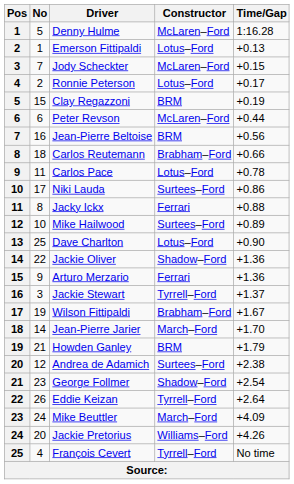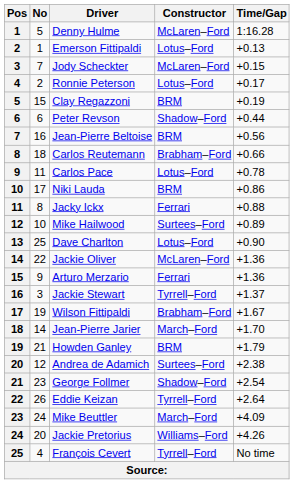(193, 119) McLaren–Ford -> (192, 119) Shadow–Ford
(191, 189) Surtees–Ford -> (170, 189) BRM
(192, 259) Shadow–Ford -> (193, 259) McLaren–Ford
